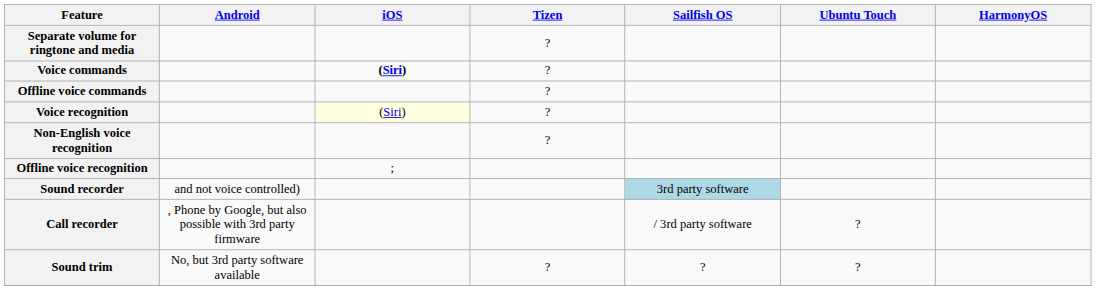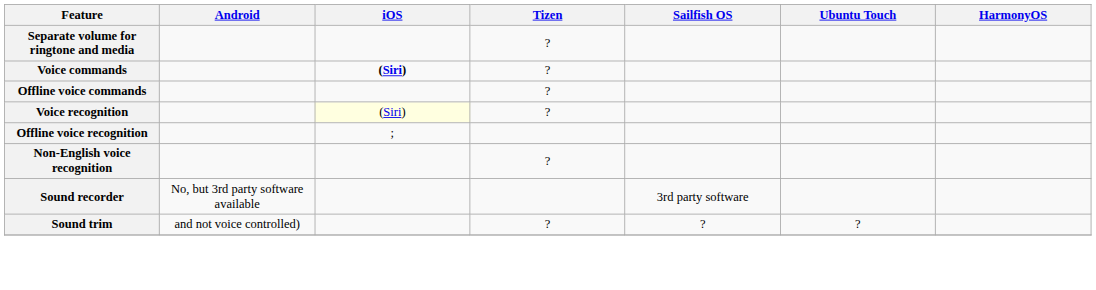rows swapped: (82, 168) <-> (82, 140)
(237, 189) and not voice controlled) -> (237, 196) No, but 3rd party software available
(703, 189) lightblue background -> (703, 196) no background
- row: (82, 224)
(237, 267) No, but 3rd party software available -> (237, 224) and not voice controlled)
